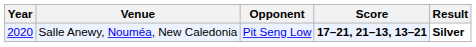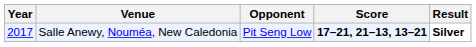(20, 32) 2020 -> (20, 32) 2017
